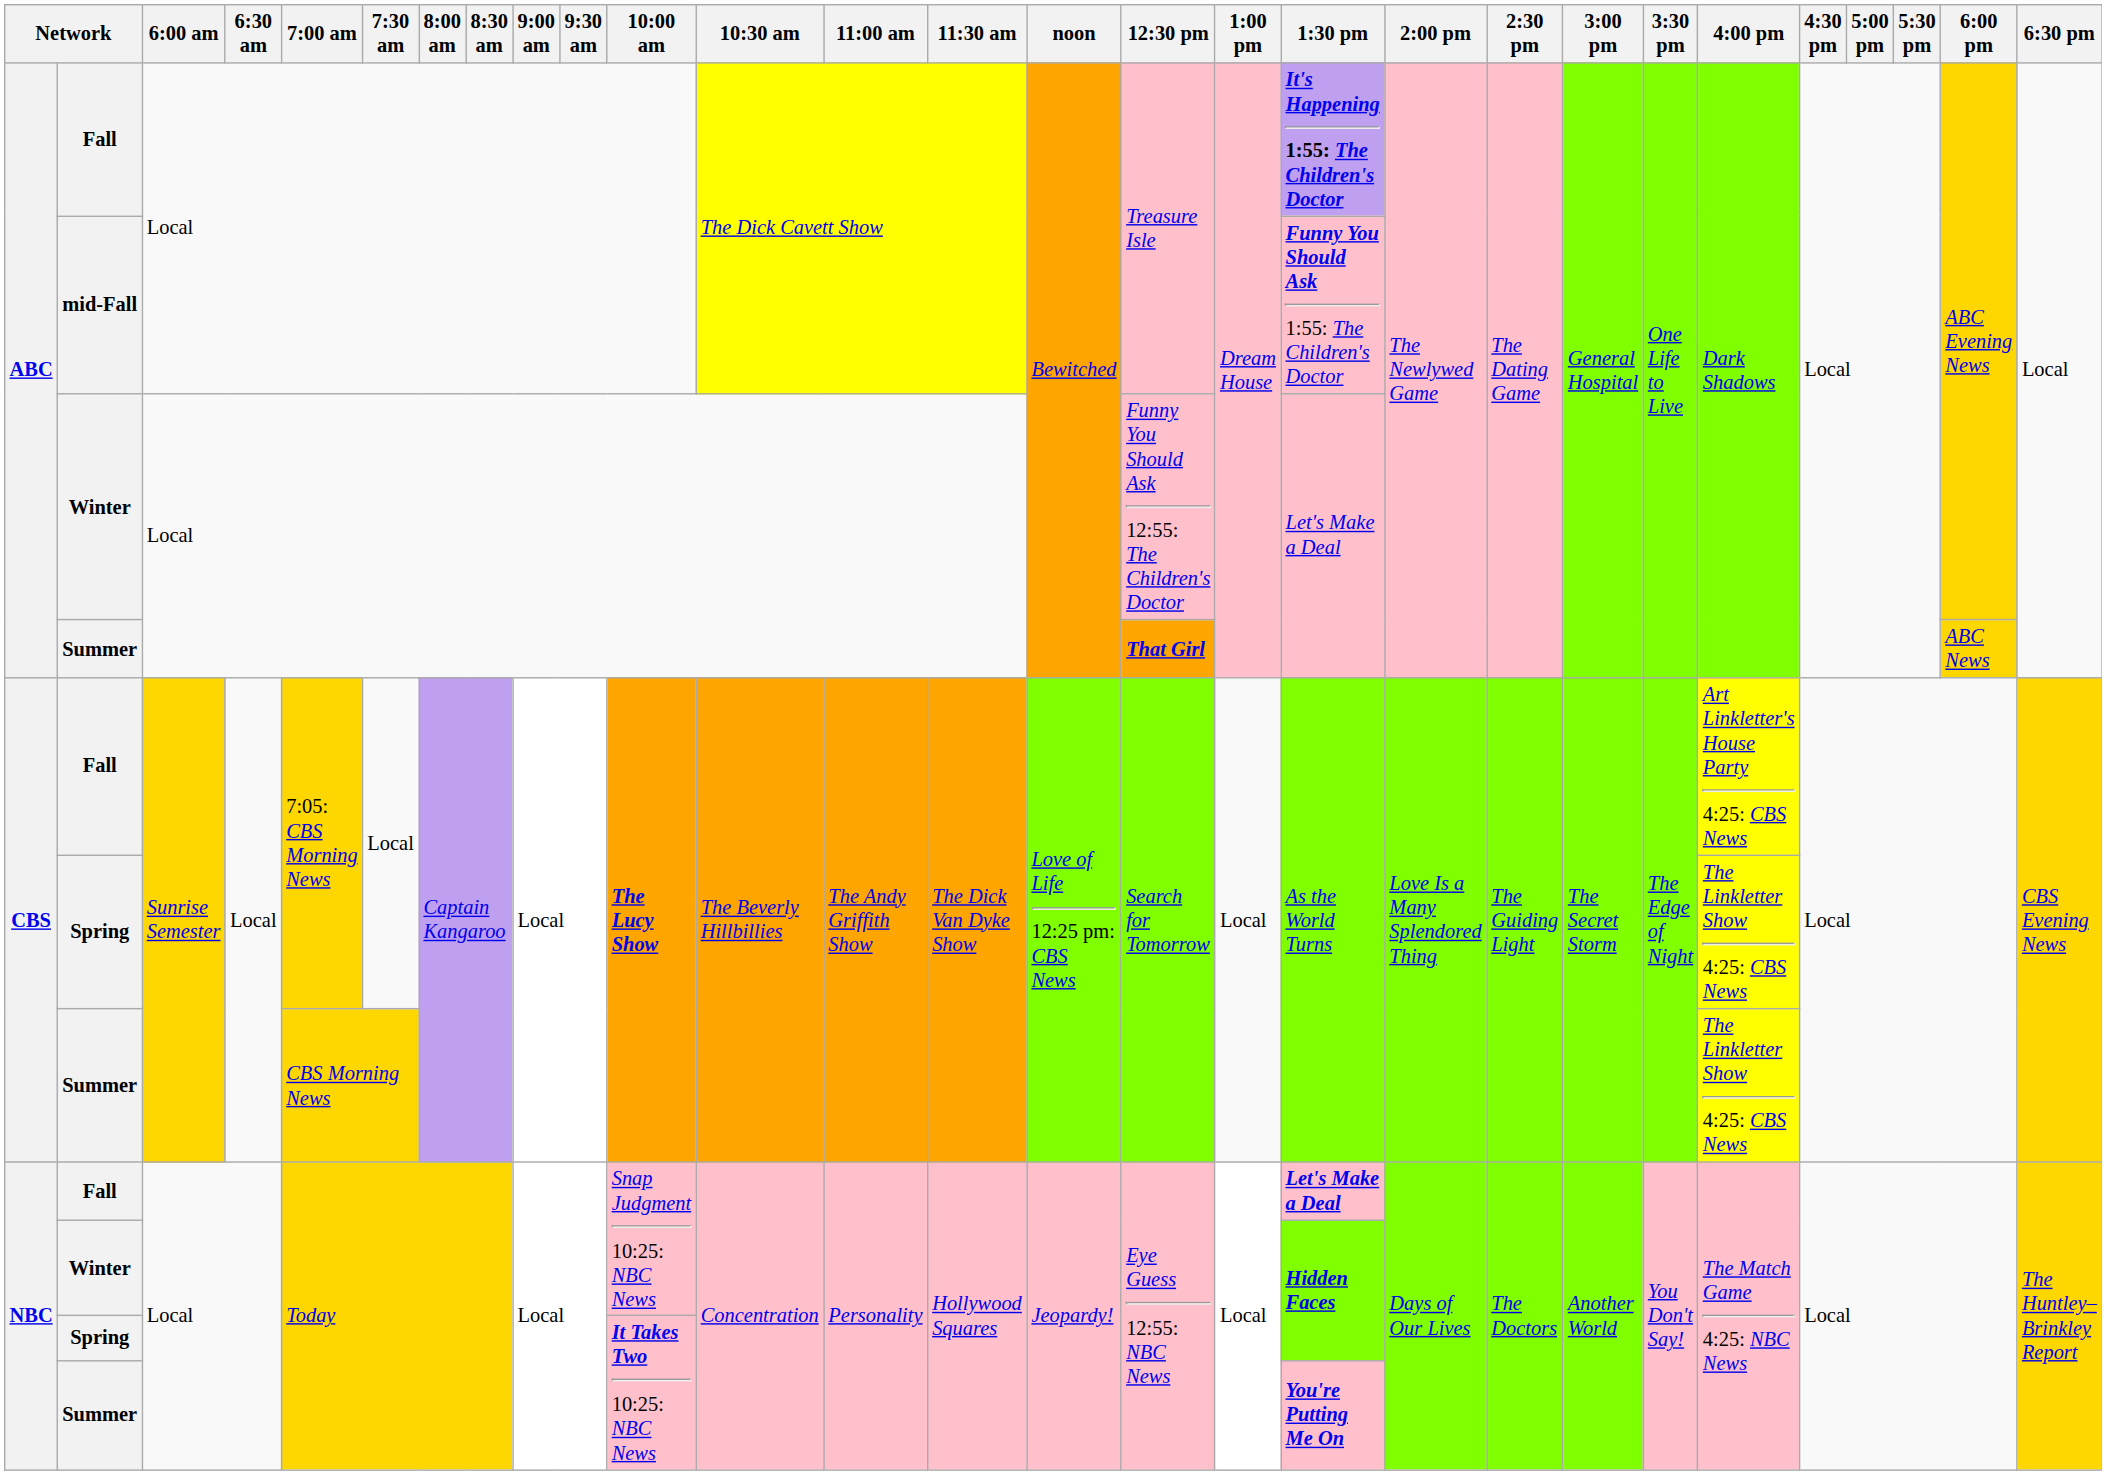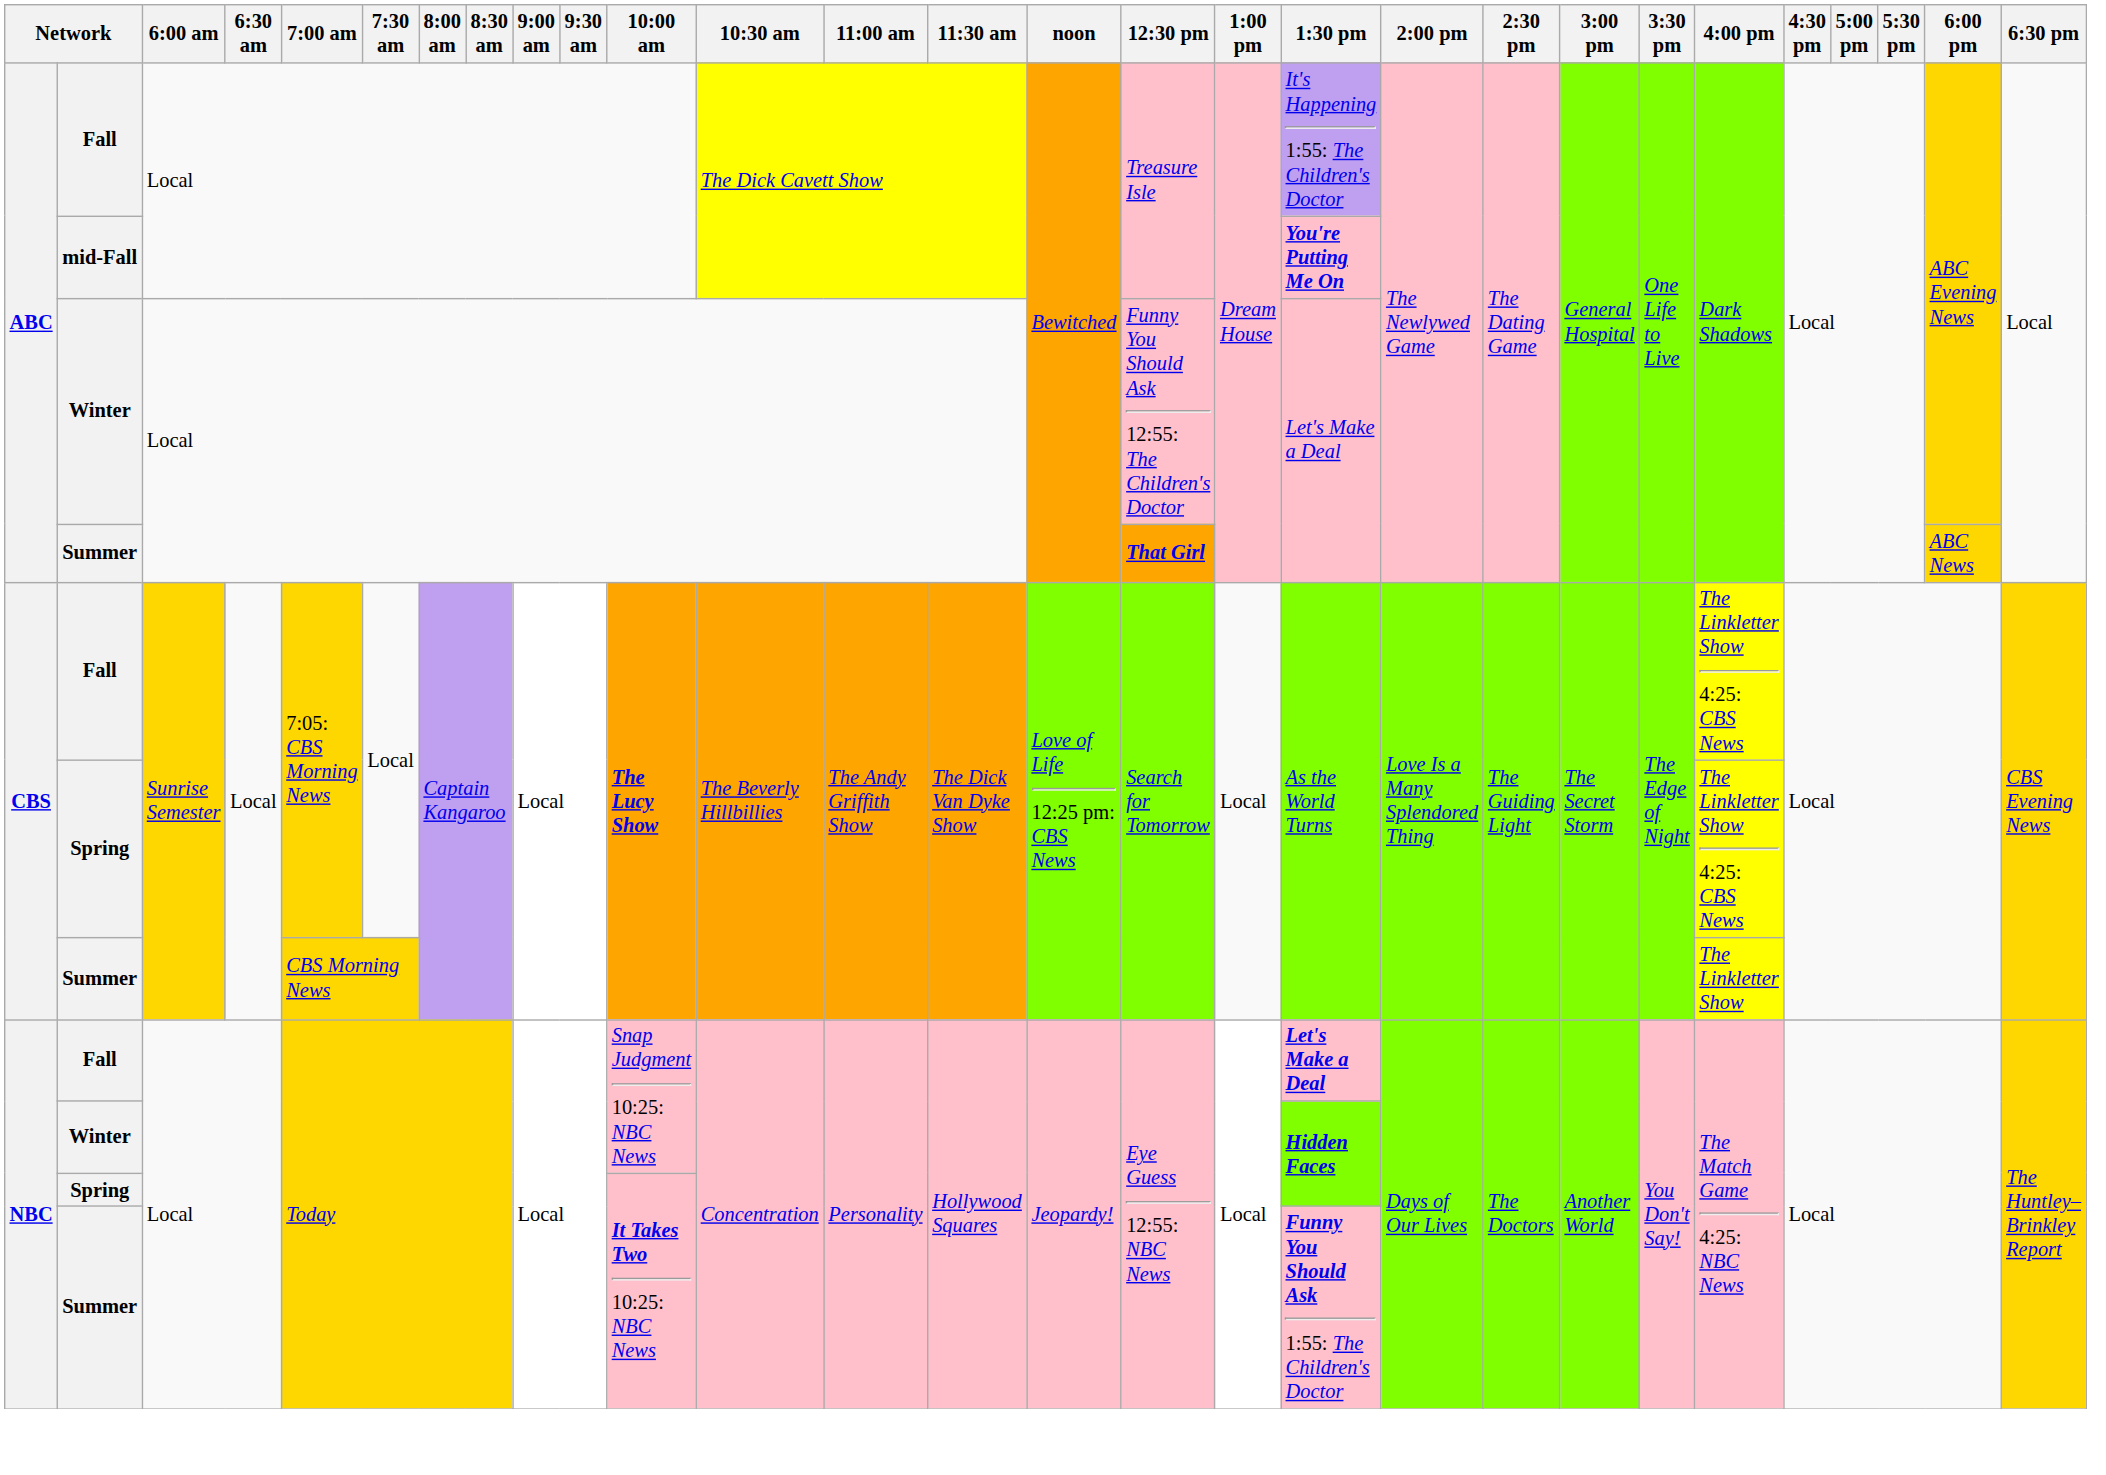(1333, 139) bold -> (1331, 139) normal
(1333, 305) Funny You Should Ask 1:55: The Children's Doctor -> (1317, 257) You're Putting Me On
(1749, 766) Art Linkletter's House Party 4:25: CBS News -> (1739, 670) The Linkletter Show 4:25: CBS News
(1749, 1085) The Linkletter Show 4:25: CBS News -> (1739, 978) The Linkletter Show
(1317, 1415) You're Putting Me On -> (1331, 1307) Funny You Should Ask 1:55: The Children's Doctor
